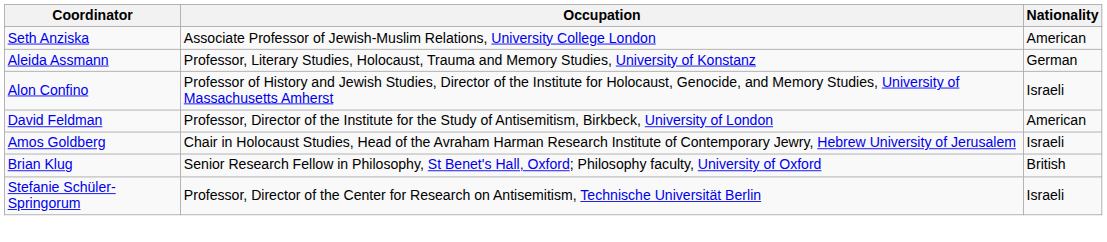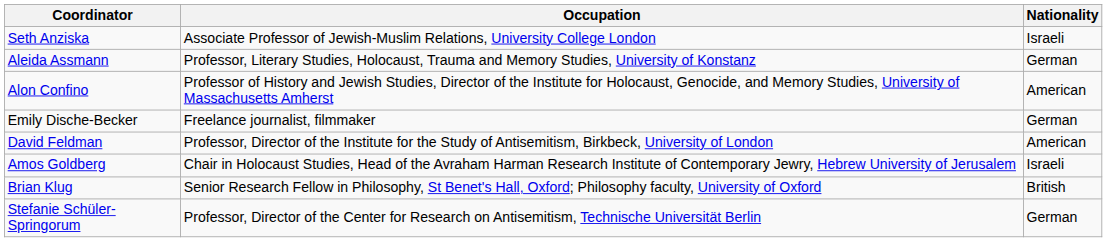(1056, 37) American -> (1045, 37) Israeli
(1045, 90) Israeli -> (1056, 90) American
+ row: (73, 120)
(1045, 195) Israeli -> (1052, 218) German
